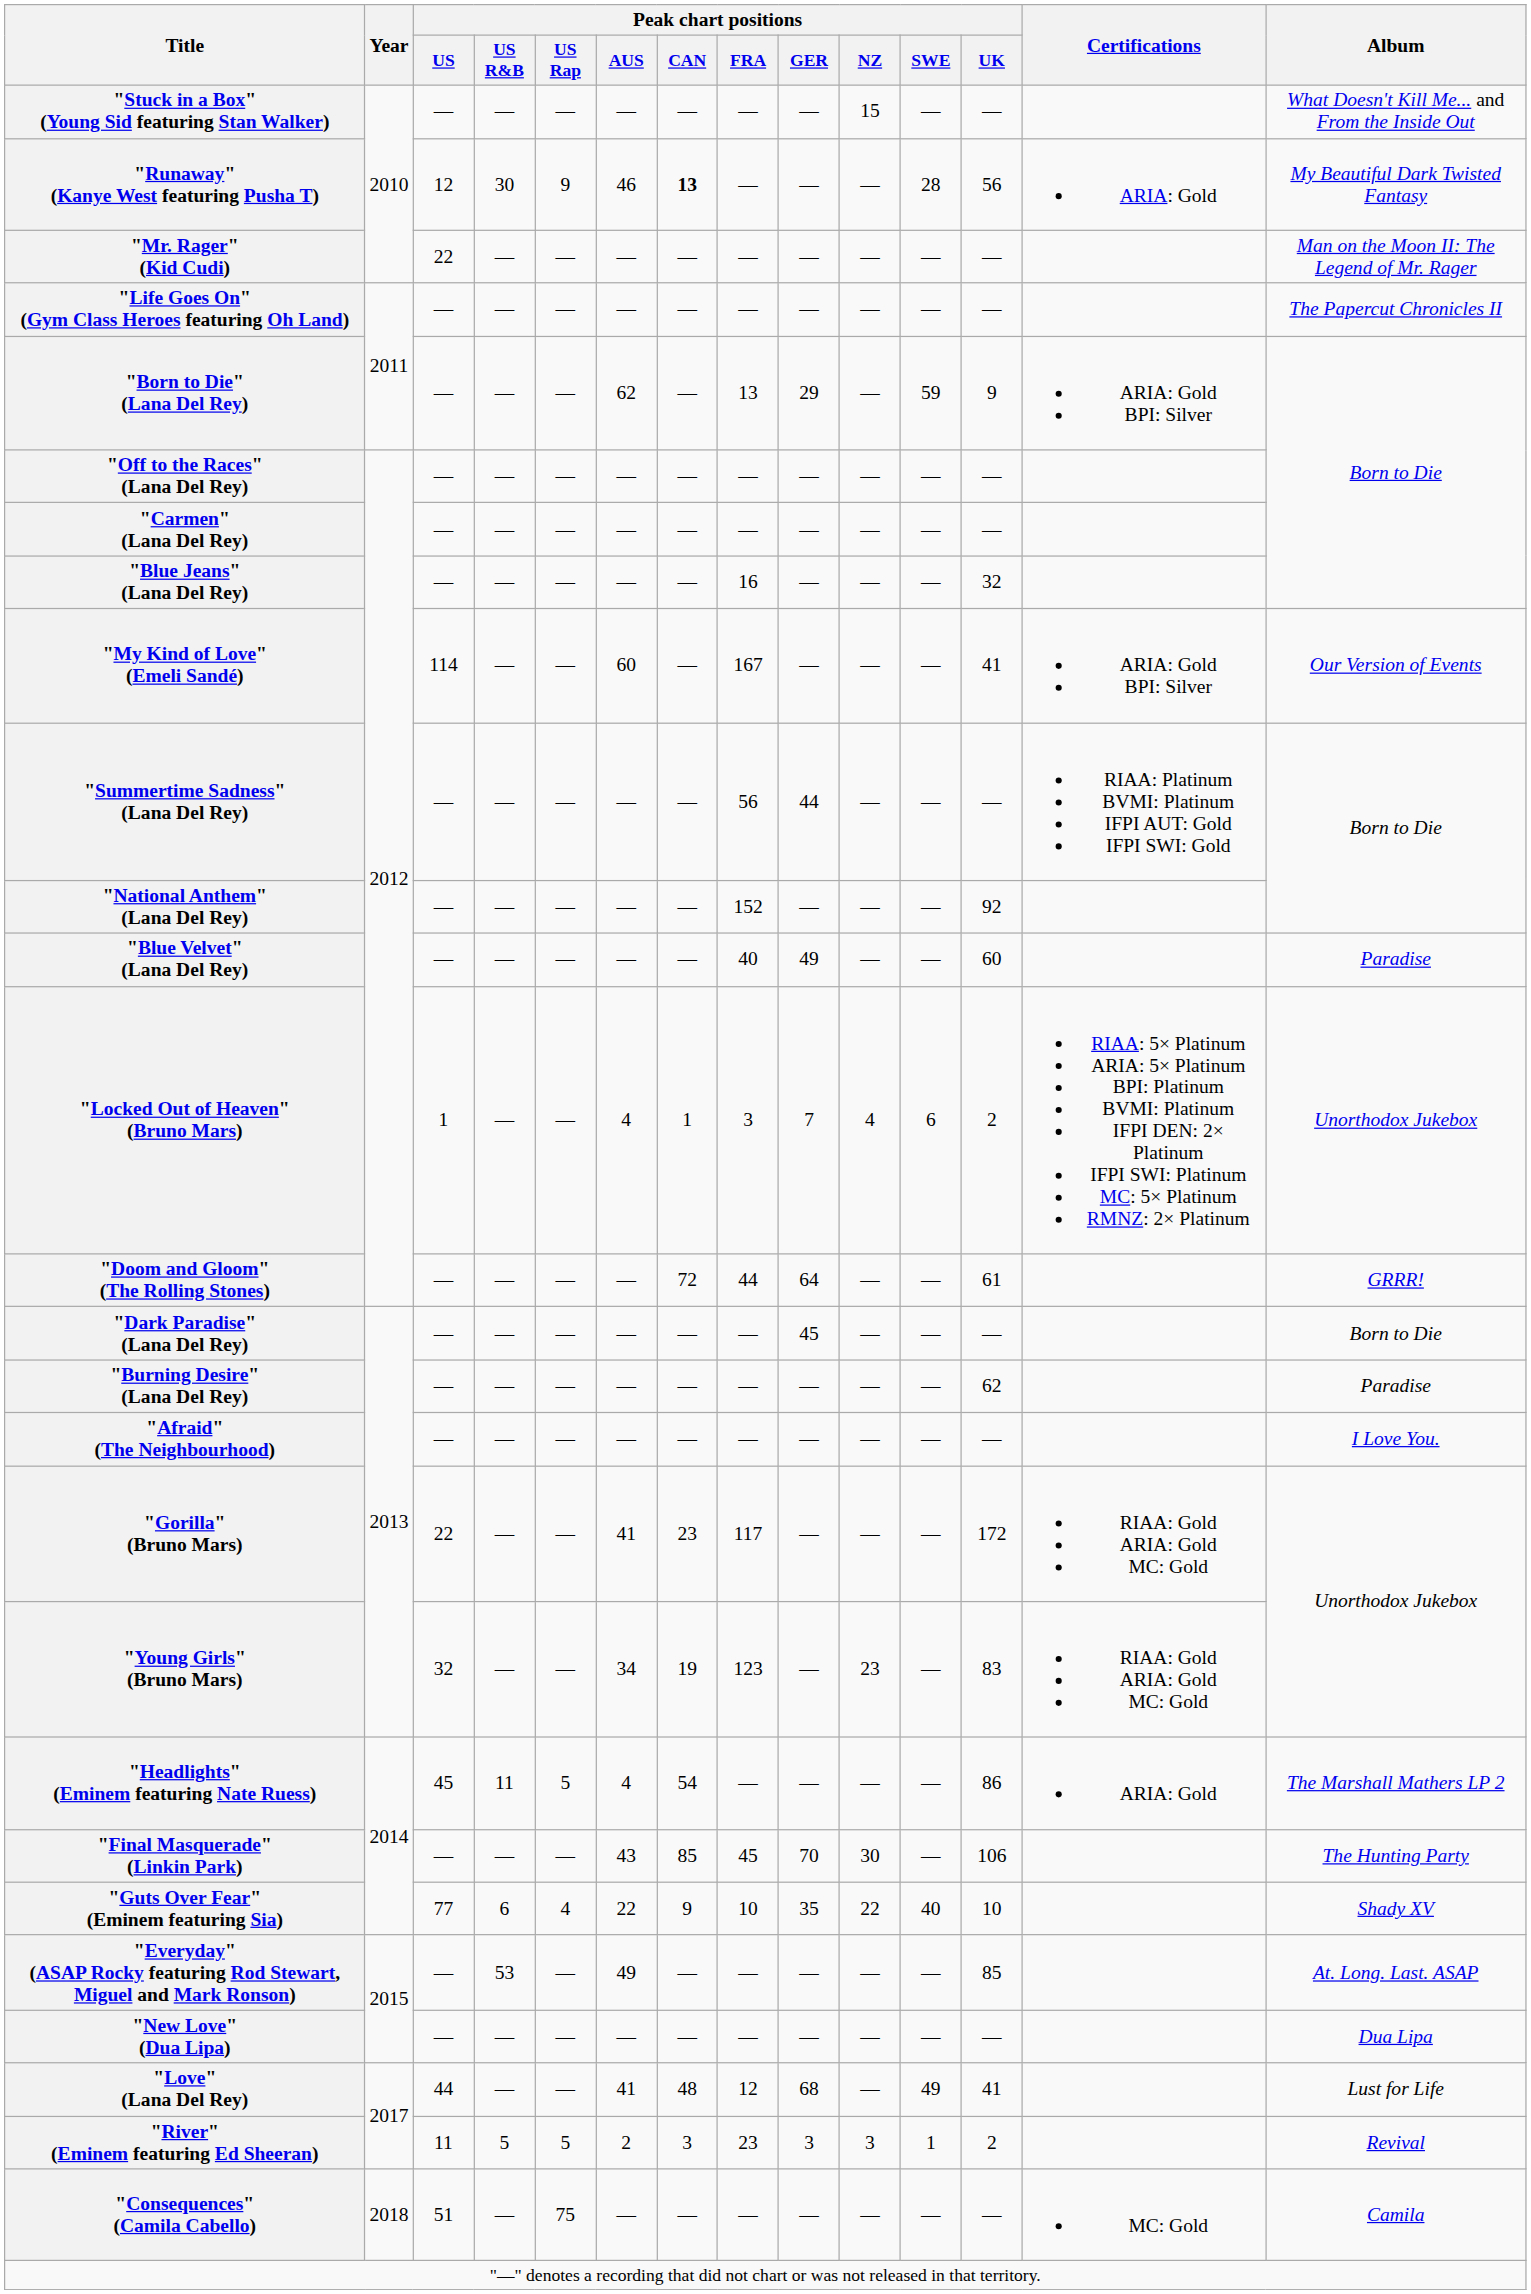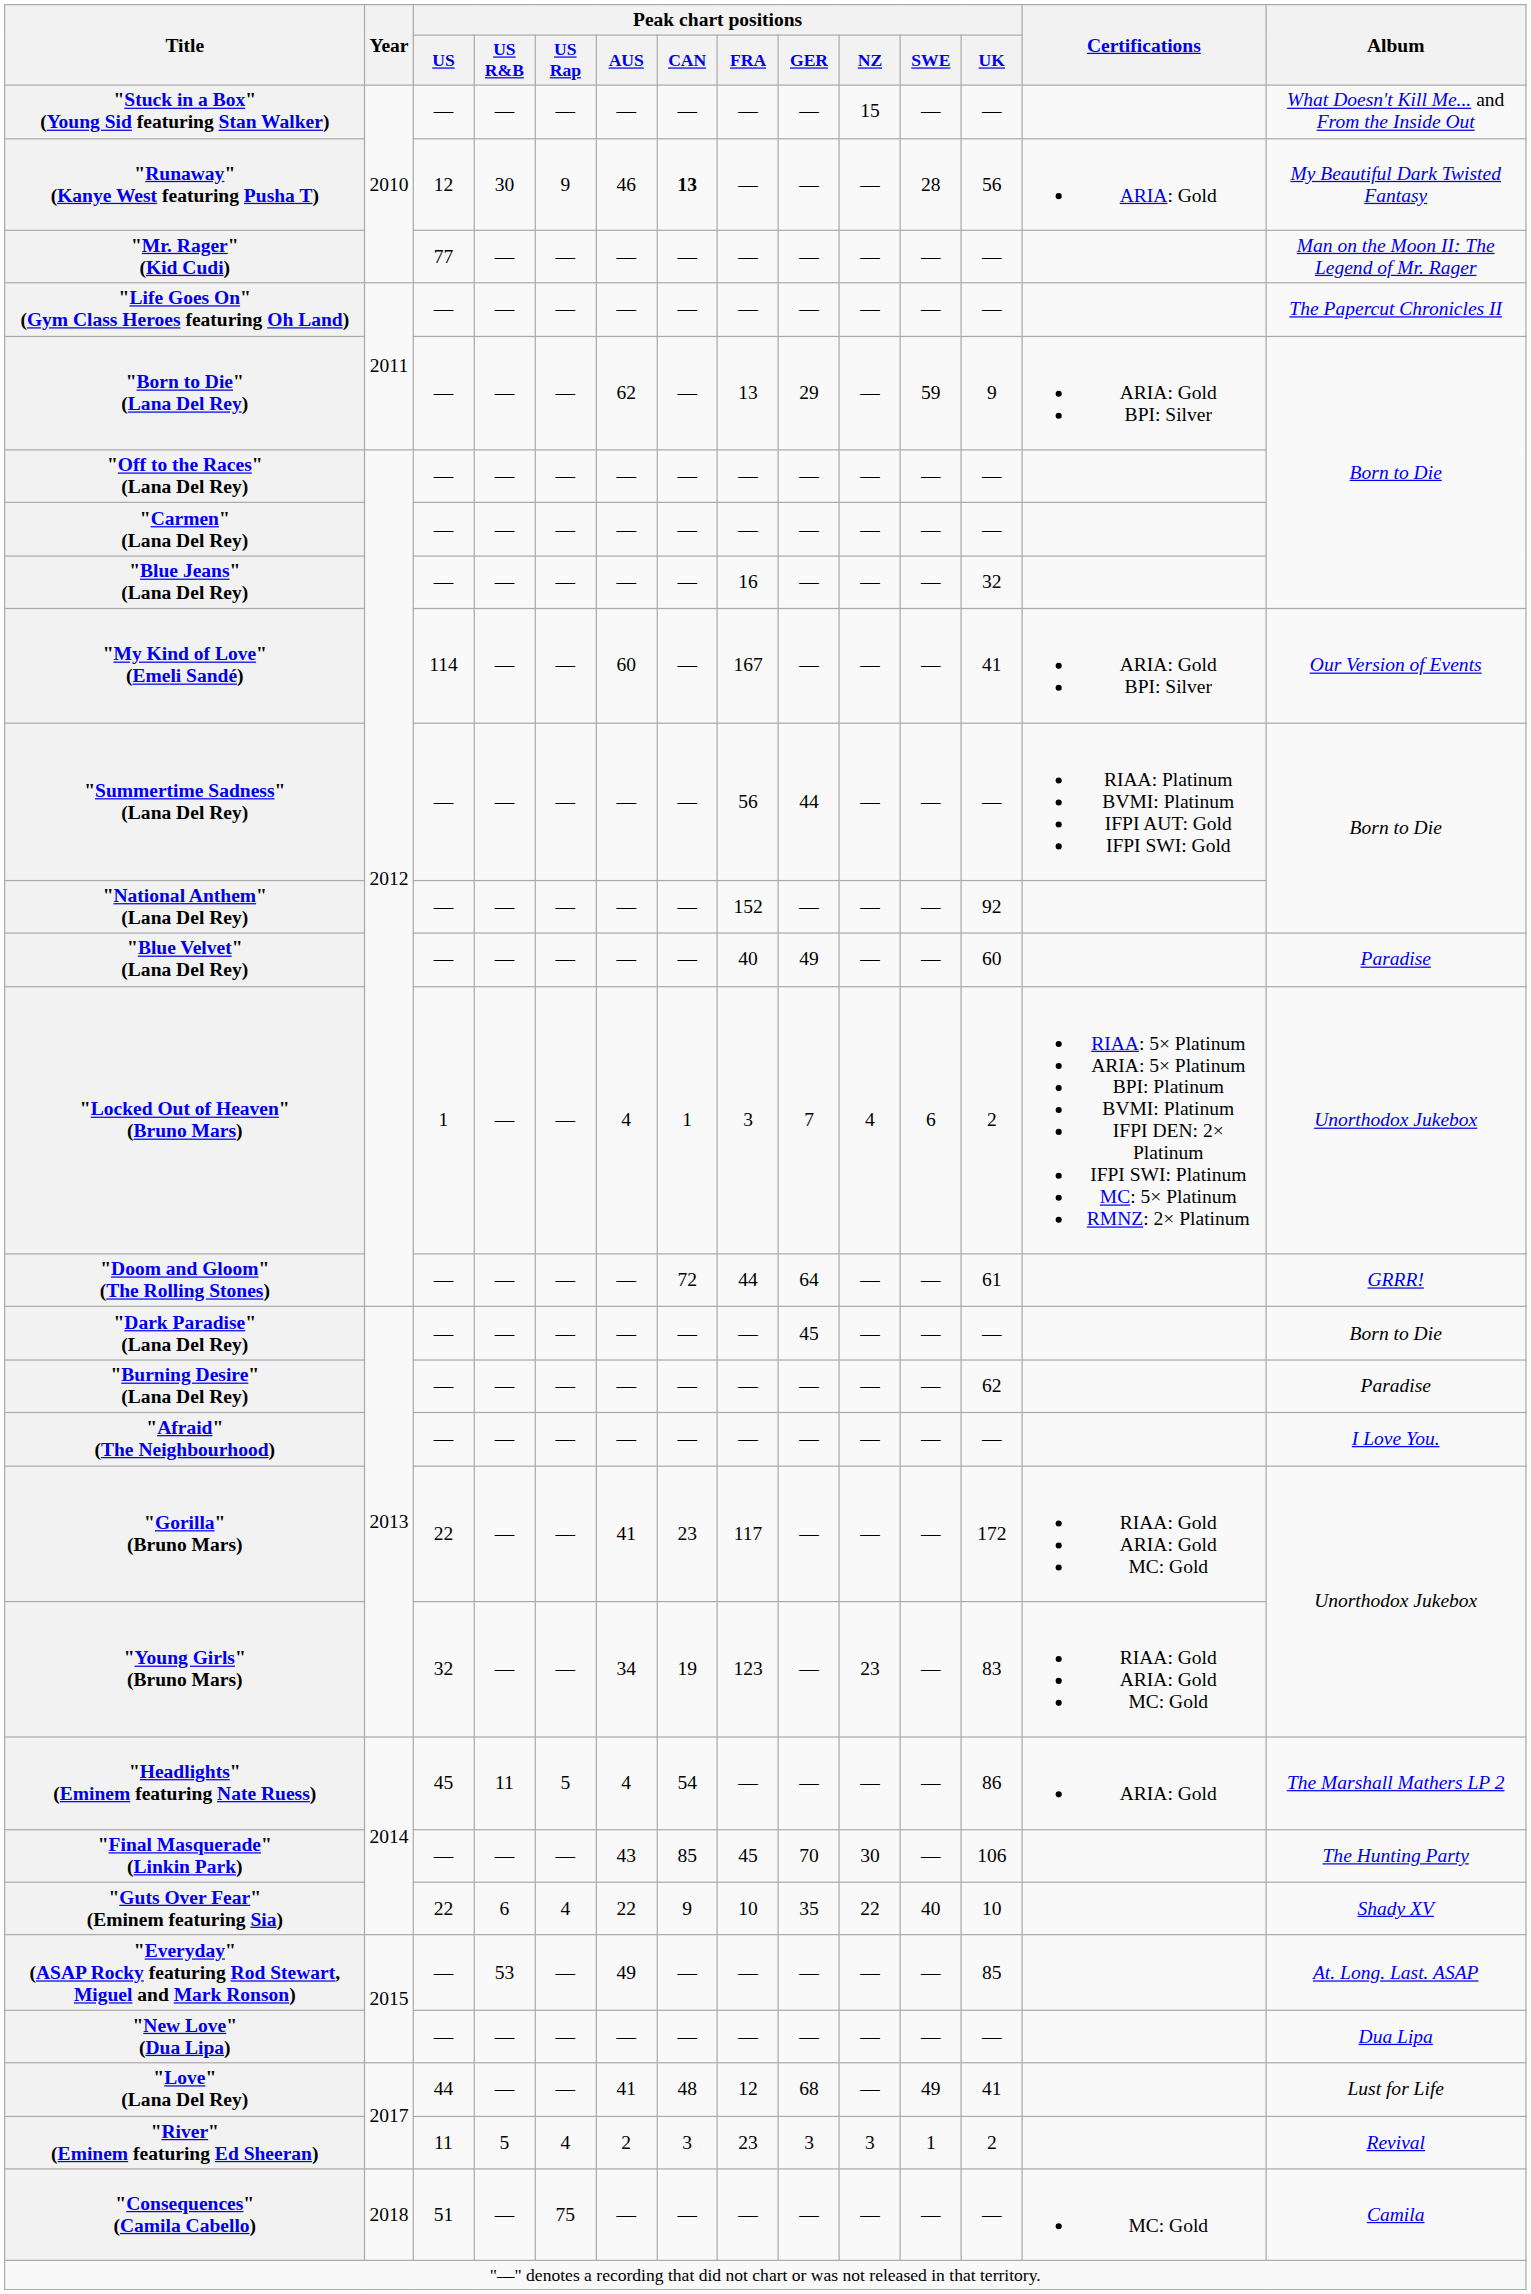(443, 256) 22 -> (443, 256) 77
(443, 1908) 77 -> (443, 1908) 22
(565, 2142) 5 -> (565, 2142) 4
